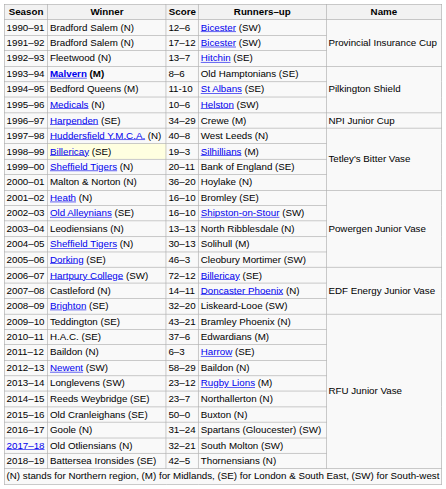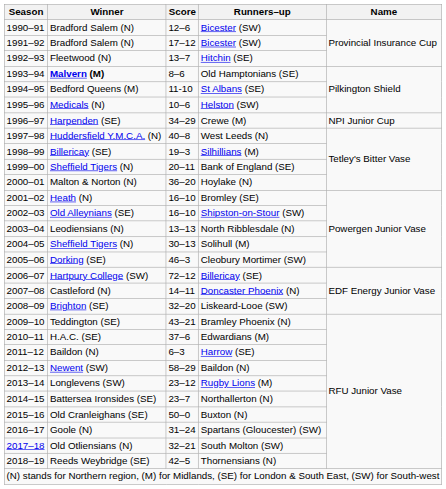(81, 151) lightyellow background -> (81, 151) no background
(100, 399) Reeds Weybridge (SE) -> (103, 399) Battersea Ironsides (SE)
(103, 461) Battersea Ironsides (SE) -> (100, 461) Reeds Weybridge (SE)
